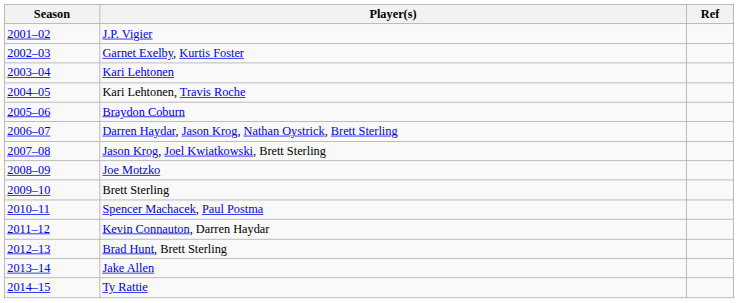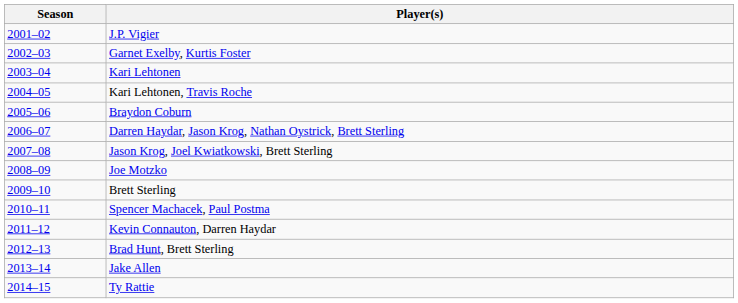- column: (710, 14)
